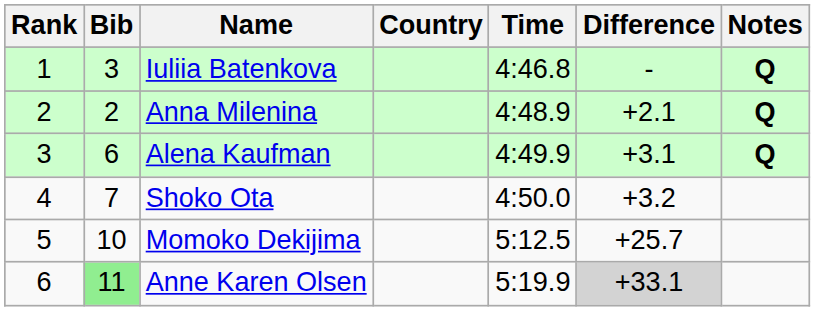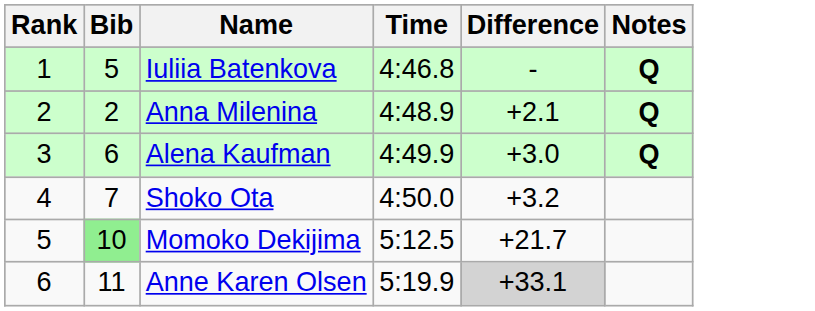- column: (431, 25)
(111, 68) 3 -> (111, 68) 5
(649, 154) +3.1 -> (533, 154) +3.0
(111, 240) no background -> (111, 240) lightgreen background
(649, 240) +25.7 -> (533, 240) +21.7
(111, 283) lightgreen background -> (111, 283) no background
